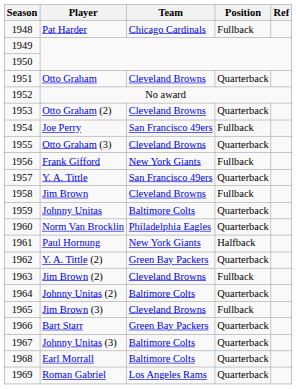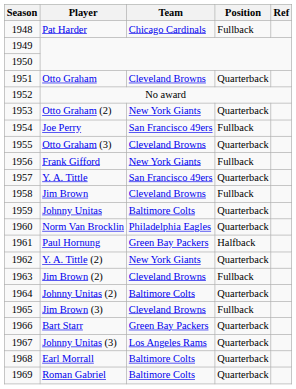(167, 111) Cleveland Browns -> (165, 111) New York Giants
(165, 243) New York Giants -> (169, 243) Green Bay Packers
(169, 260) Green Bay Packers -> (165, 260) New York Giants
(162, 342) Baltimore Colts -> (168, 342) Los Angeles Rams
(168, 375) Los Angeles Rams -> (162, 375) Baltimore Colts
